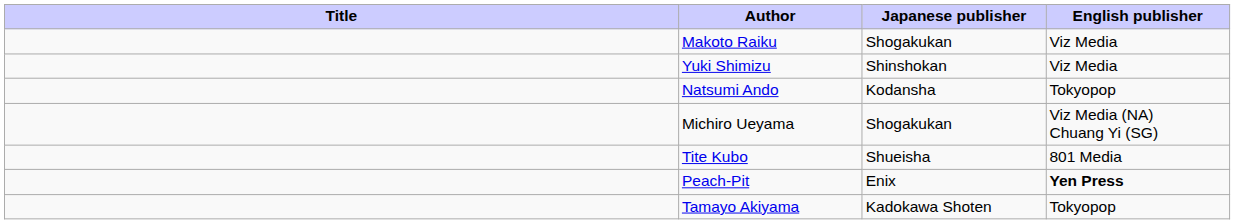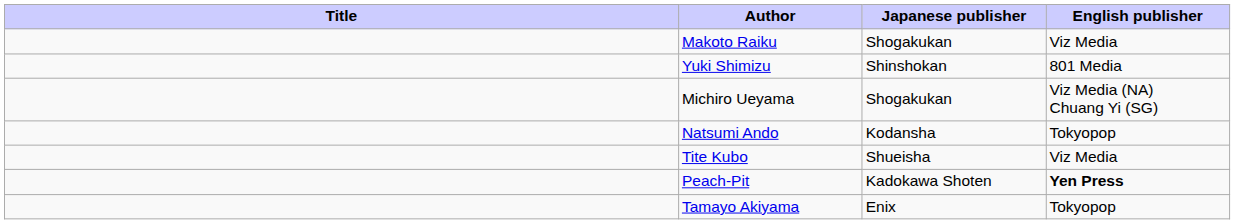(1083, 66) Viz Media -> (1086, 66) 801 Media
rows swapped: (730, 90) <-> (738, 123)
(1086, 157) 801 Media -> (1083, 157) Viz Media
(881, 181) Enix -> (929, 181) Kadokawa Shoten
(929, 206) Kadokawa Shoten -> (881, 206) Enix
